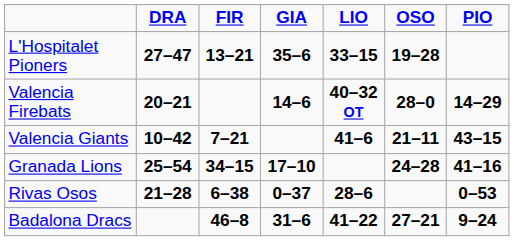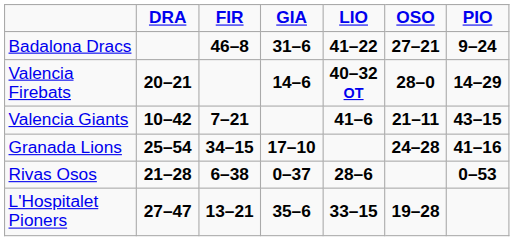rows swapped: (70, 221) <-> (53, 55)
